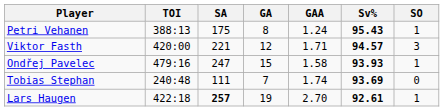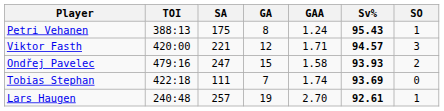(417, 64) 1 -> (417, 64) 2
(172, 81) 240:48 -> (172, 81) 422:18
(172, 98) 422:18 -> (172, 98) 240:48
(221, 98) bold -> (221, 98) normal
